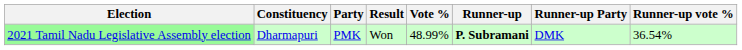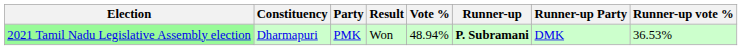(429, 34) 48.99% -> (429, 34) 48.94%
(652, 34) 36.54% -> (652, 34) 36.53%
